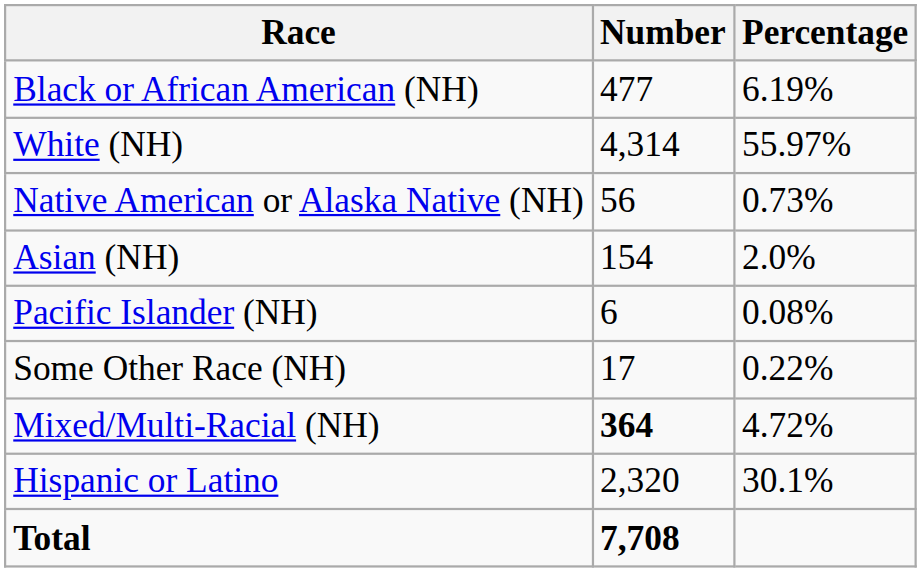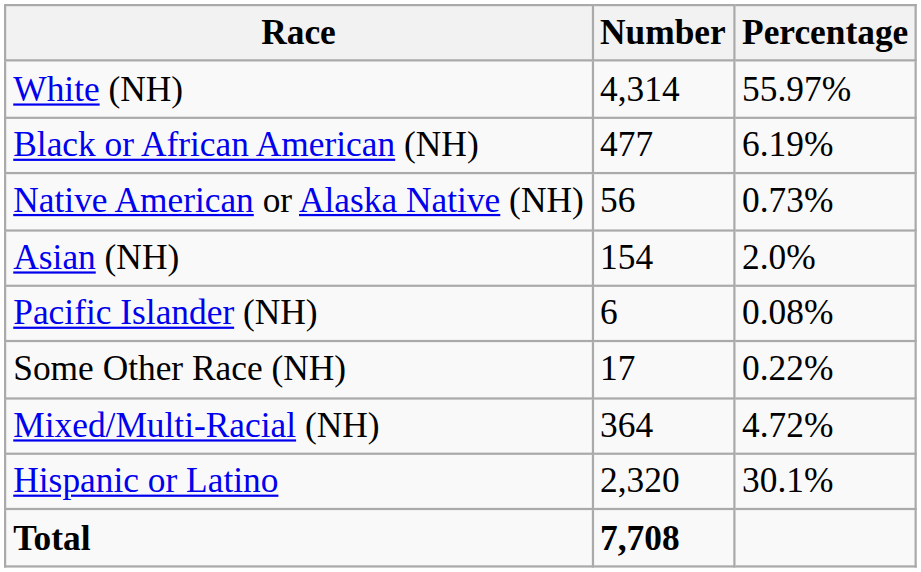rows swapped: (98, 144) <-> (246, 88)
(627, 425) bold -> (627, 425) normal
